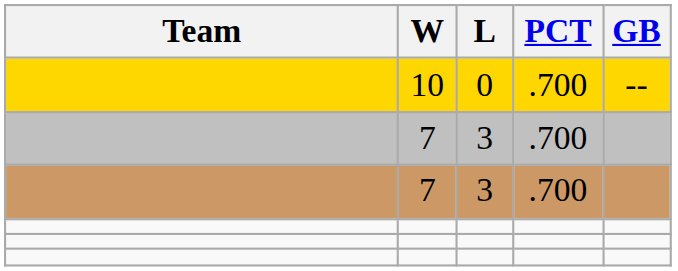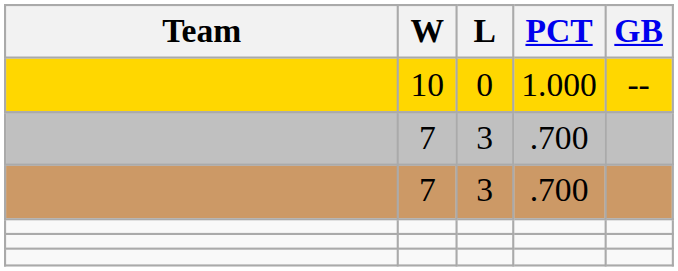(558, 84) .700 -> (559, 84) 1.000
